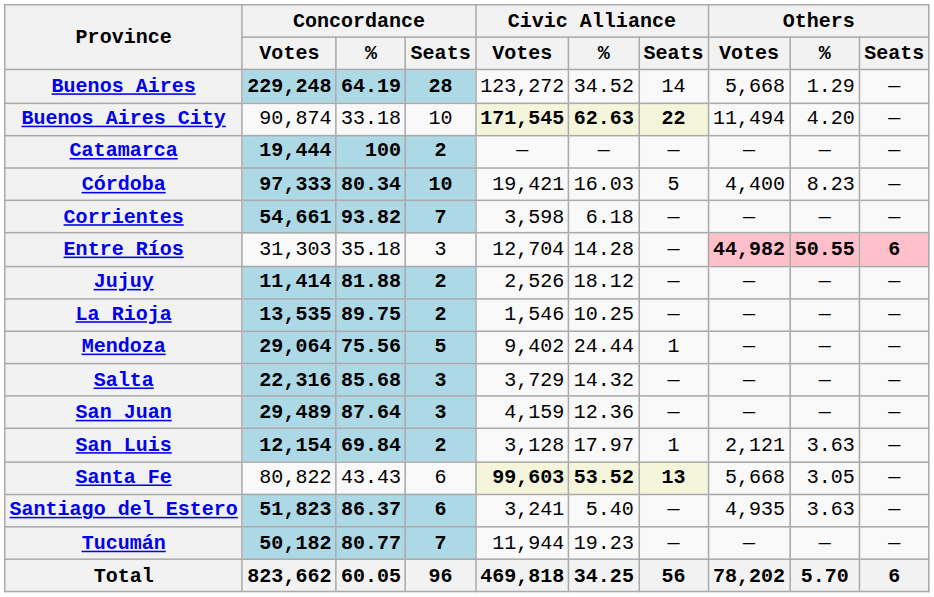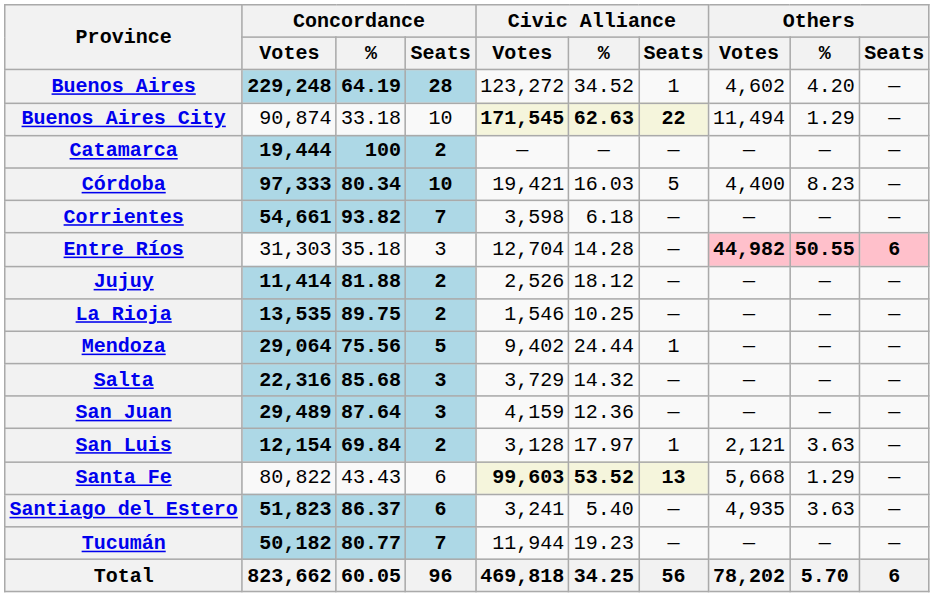(673, 86) 14 -> (673, 86) 1
(755, 86) 5,668 -> (755, 86) 4,602
(831, 86) 1.29 -> (831, 86) 4.20
(831, 119) 4.20 -> (831, 119) 1.29
(831, 478) 3.05 -> (831, 478) 1.29
